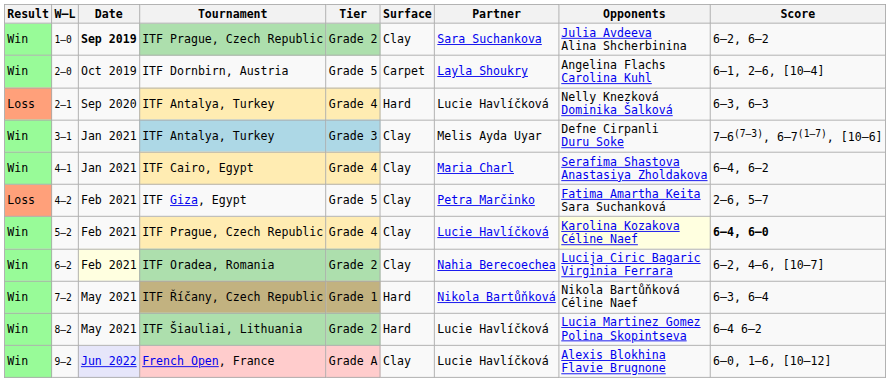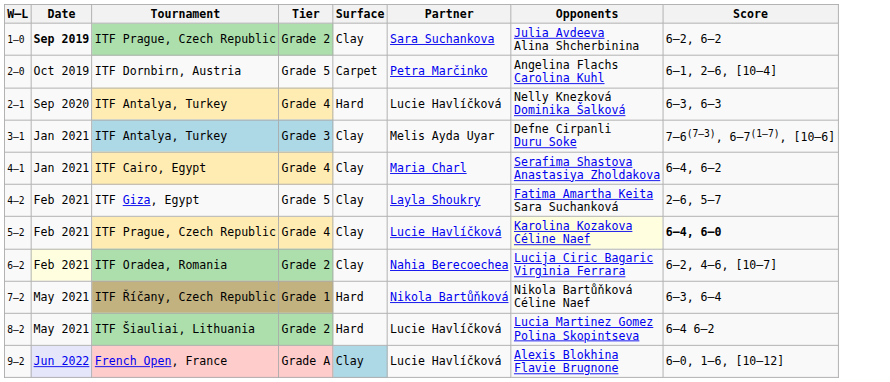- column: (28, 14)
(483, 72) Layla Shoukry -> (439, 72) Petra Marčinko
(486, 200) Petra Marčinko -> (435, 200) Layla Shoukry
(397, 361) no background -> (350, 361) lightblue background
